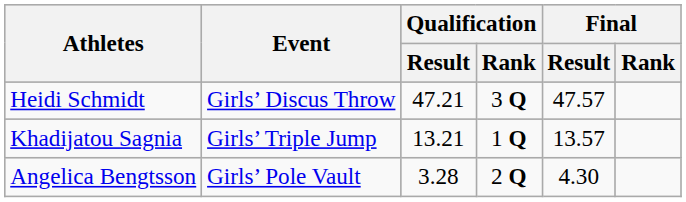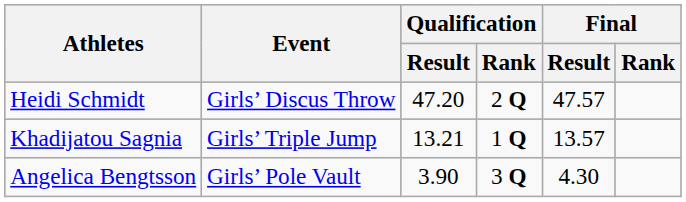(438, 100) 47.21 -> (438, 100) 47.20
(509, 100) 3 Q -> (509, 100) 2 Q
(438, 176) 3.28 -> (438, 176) 3.90
(509, 176) 2 Q -> (509, 176) 3 Q
